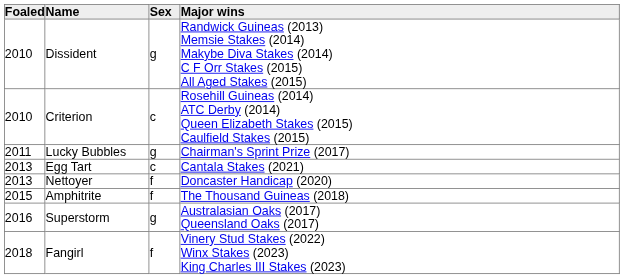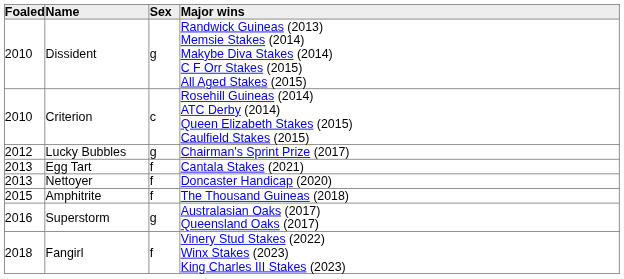(18, 152) 2011 -> (19, 152) 2012
(153, 167) c -> (151, 167) f
